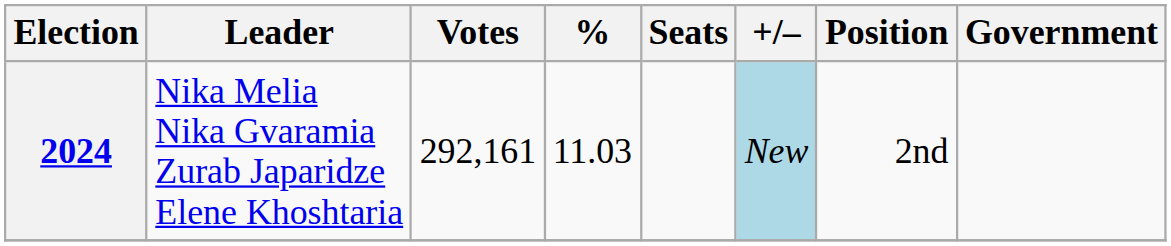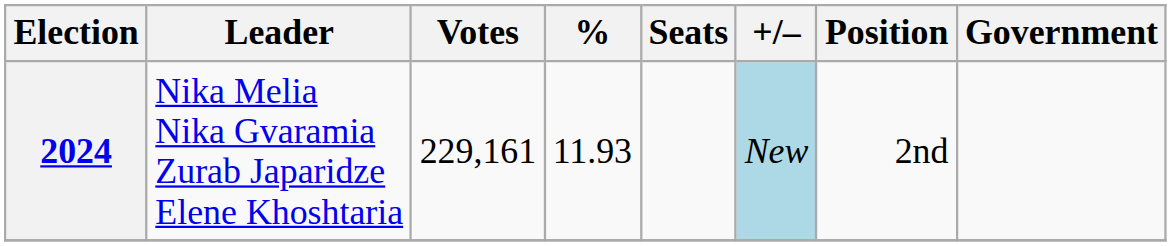(478, 150) 292,161 -> (478, 150) 229,161
(592, 150) 11.03 -> (592, 150) 11.93
